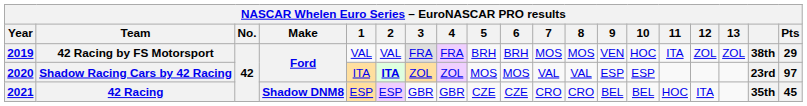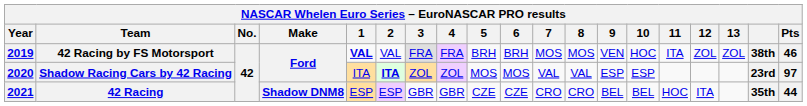(361, 53) normal -> (361, 53) bold
(790, 53) 29 -> (790, 53) 46
(790, 92) 45 -> (790, 92) 44
